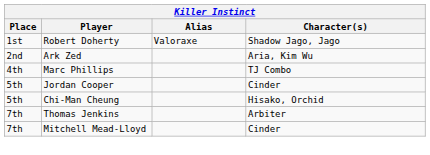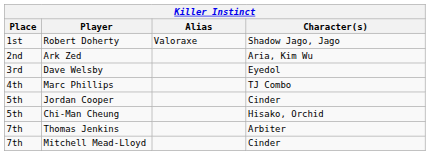+ row: (73, 70)
